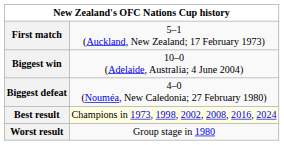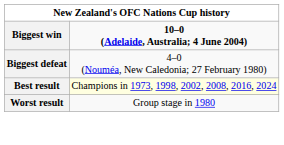- row: (37, 35)
(174, 64) normal -> (174, 35) bold
